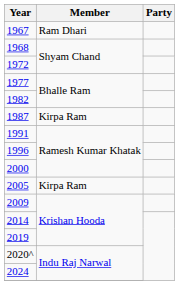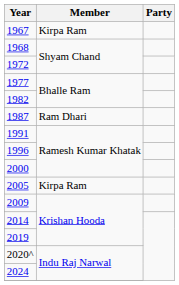(63, 30) Ram Dhari -> (63, 30) Kirpa Ram
(63, 116) Kirpa Ram -> (63, 116) Ram Dhari
